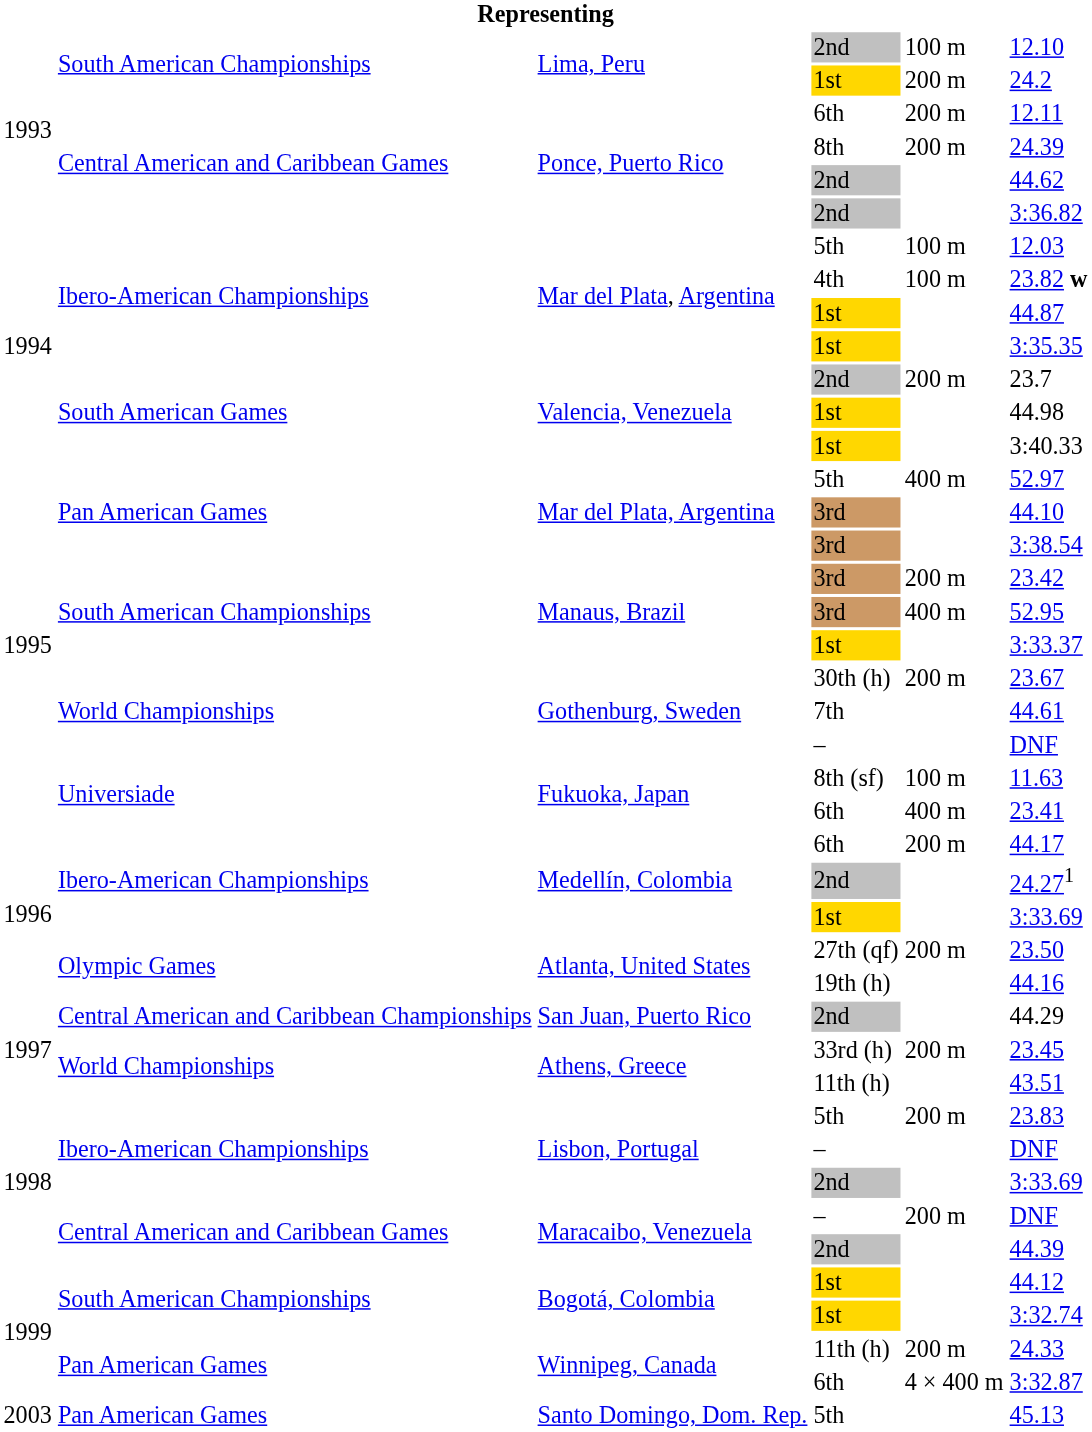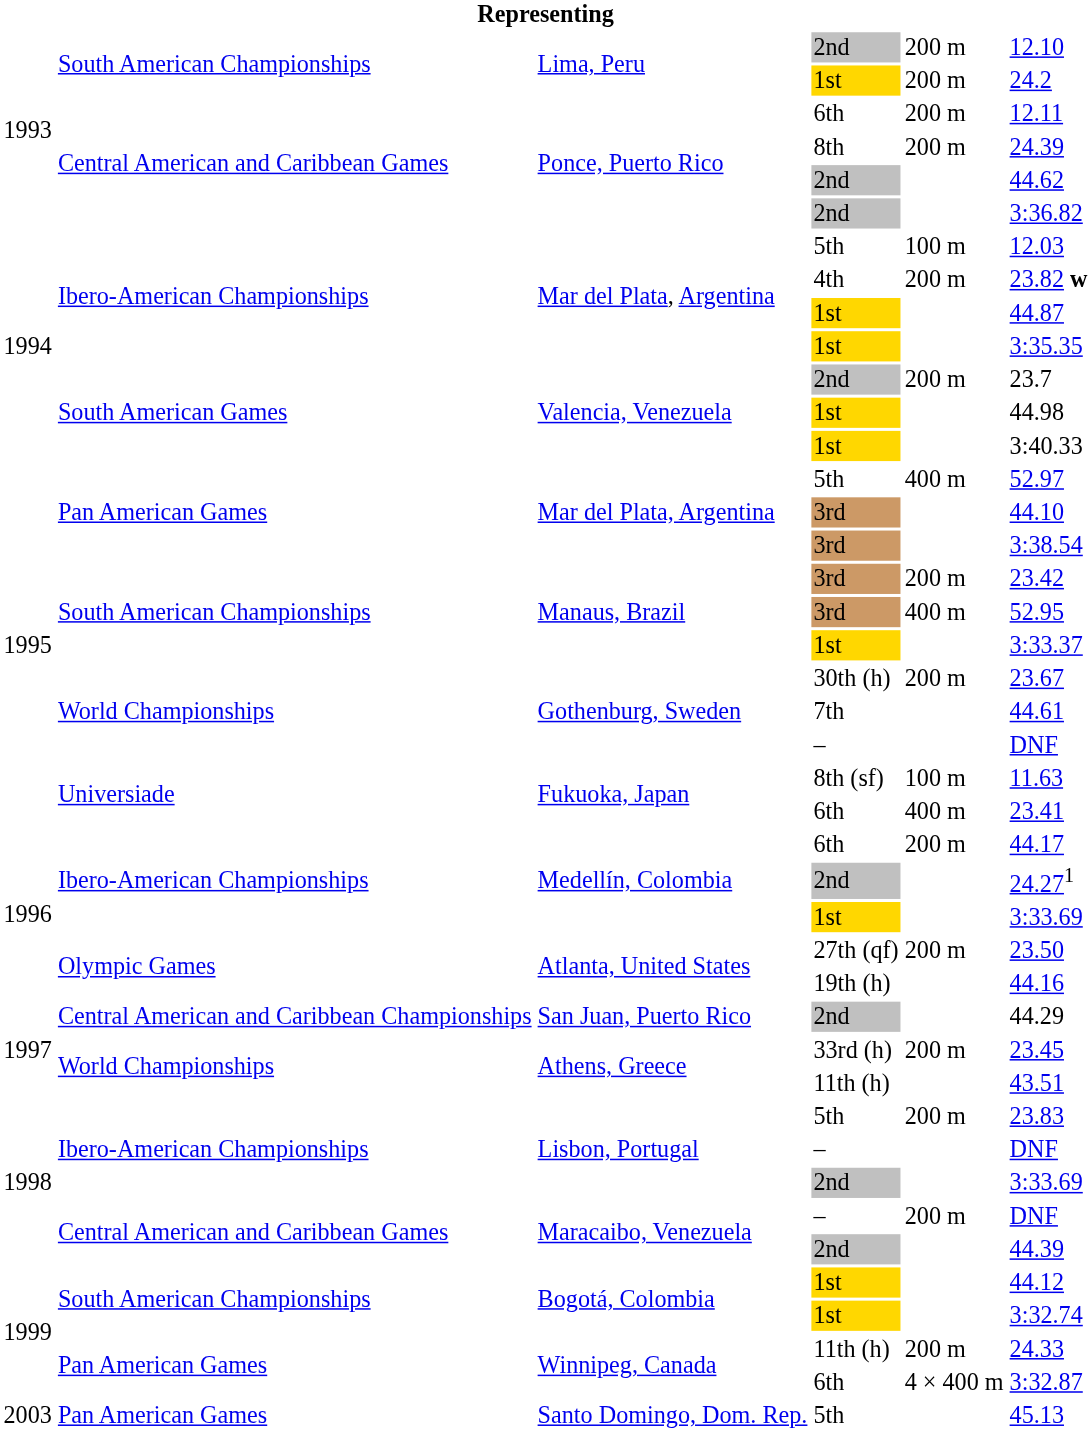(935, 47) 100 m -> (935, 47) 200 m
(935, 279) 100 m -> (935, 279) 200 m
